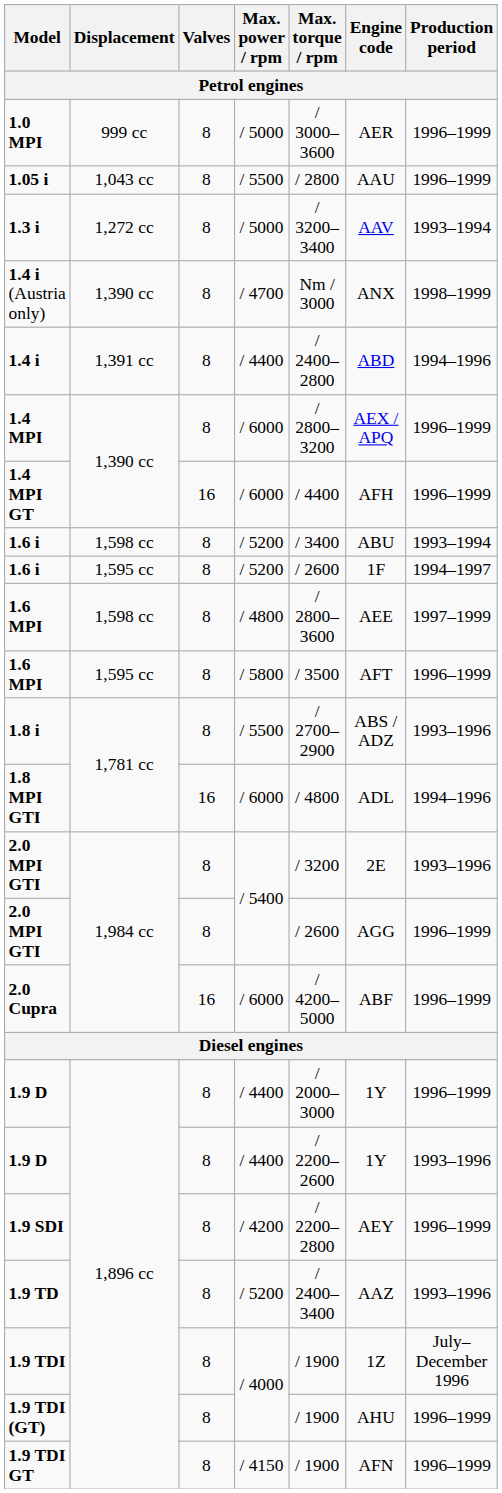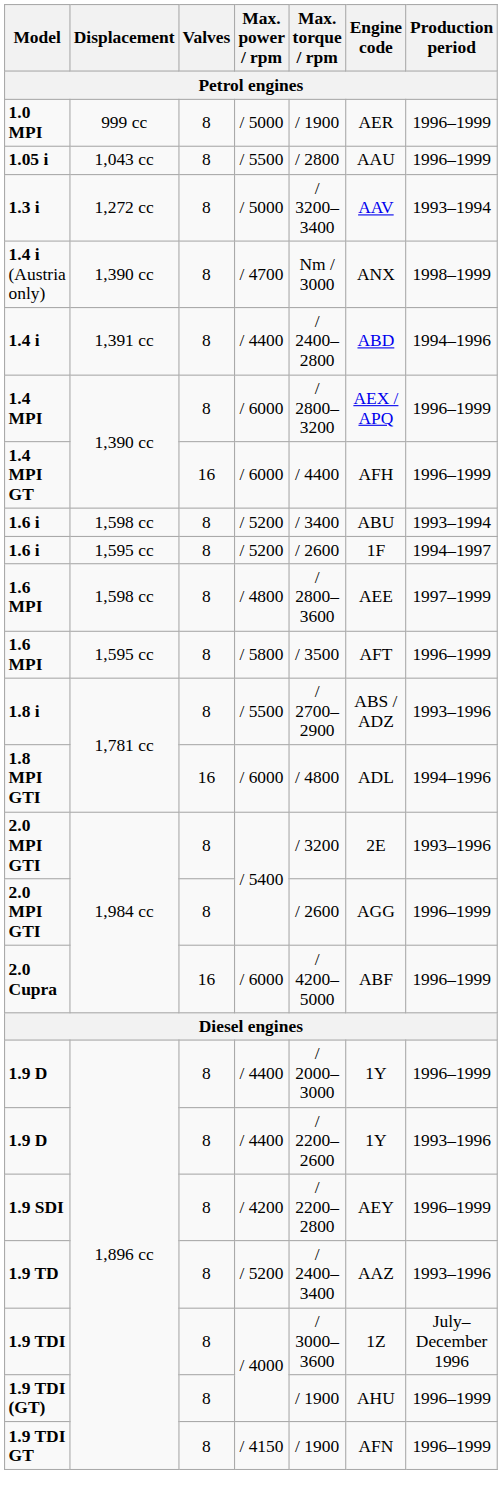(317, 132) / 3000–3600 -> (317, 122) / 1900
(317, 1360) / 1900 -> (317, 1341) / 3000–3600
